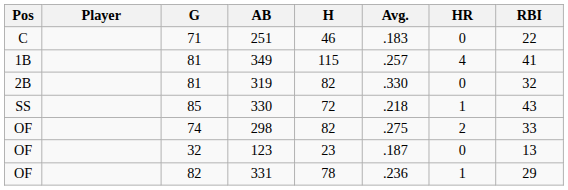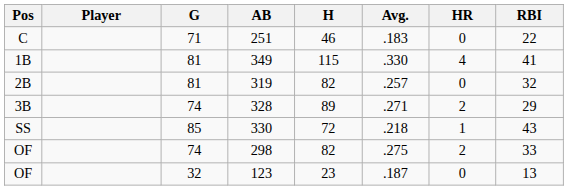(395, 60) .257 -> (395, 60) .330
(395, 83) .330 -> (395, 83) .257
+ row: (261, 106)
- row: (261, 173)
